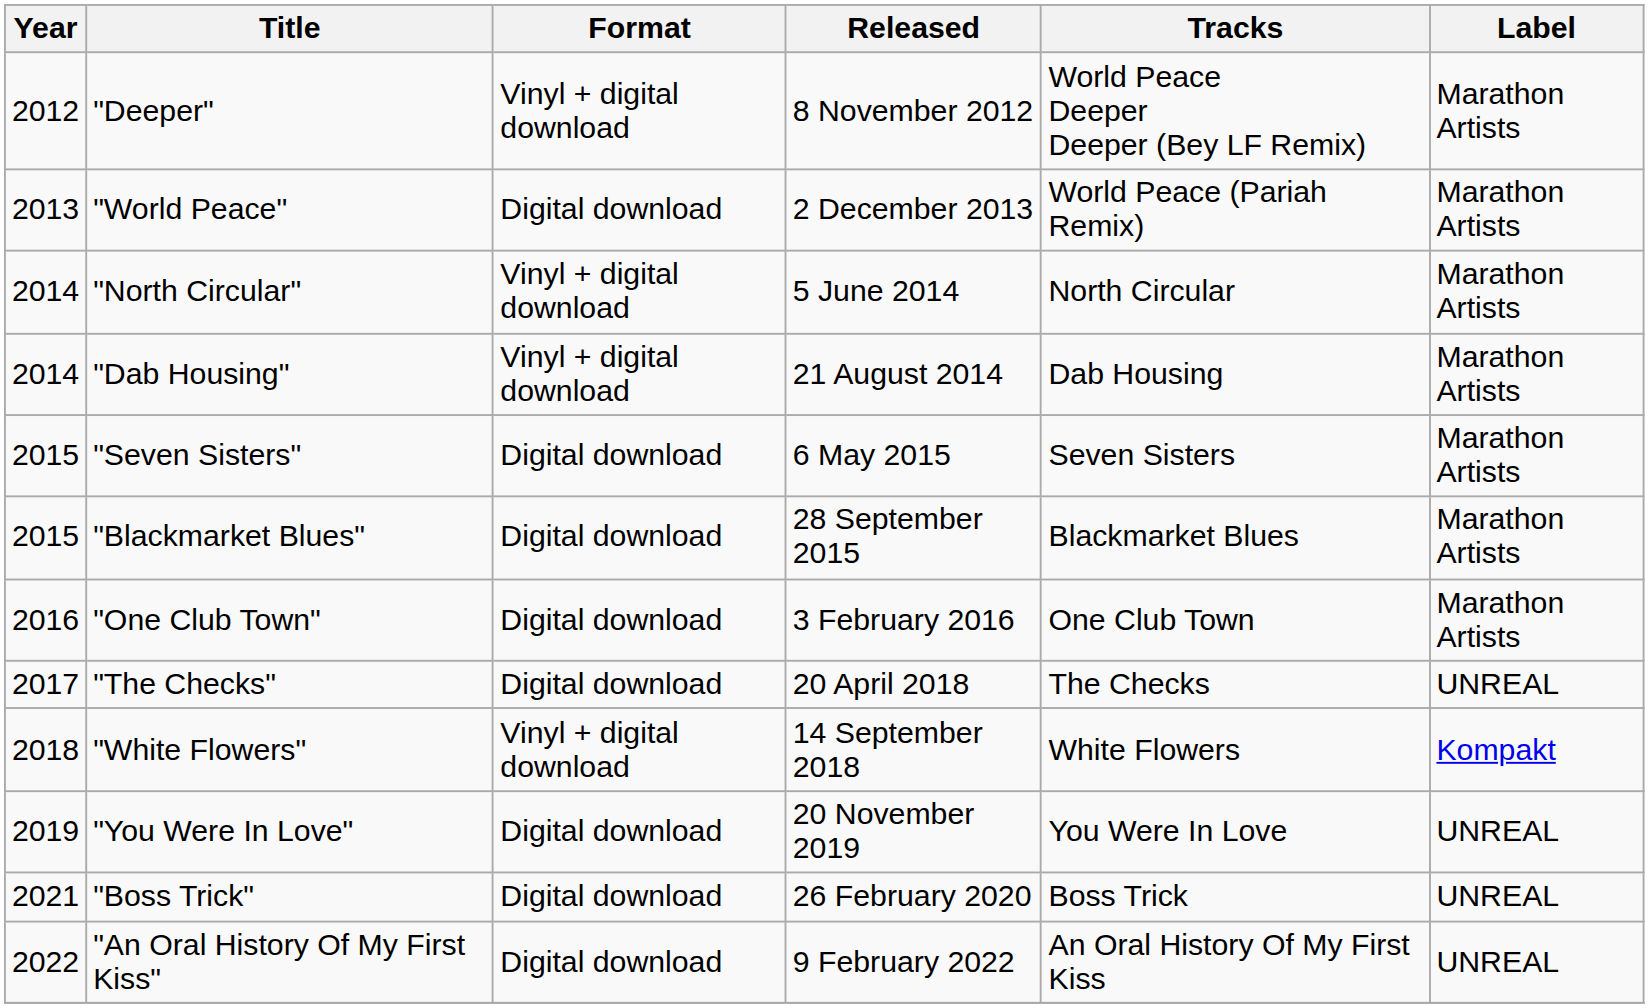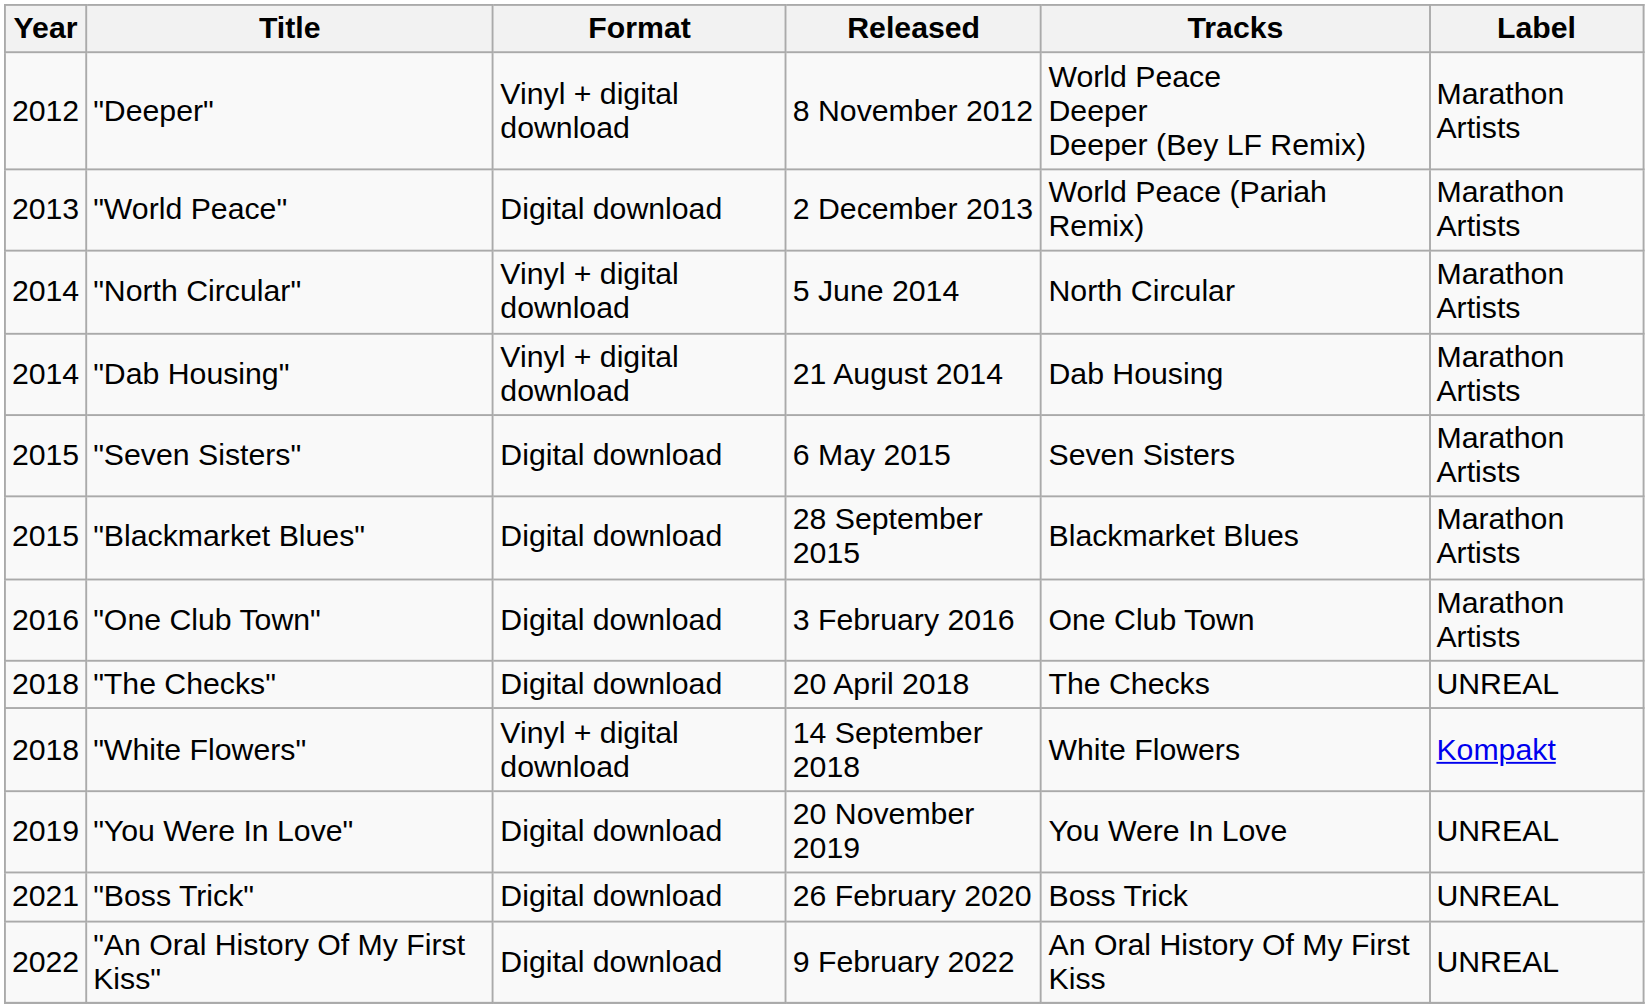(46, 684) 2017 -> (46, 684) 2018
